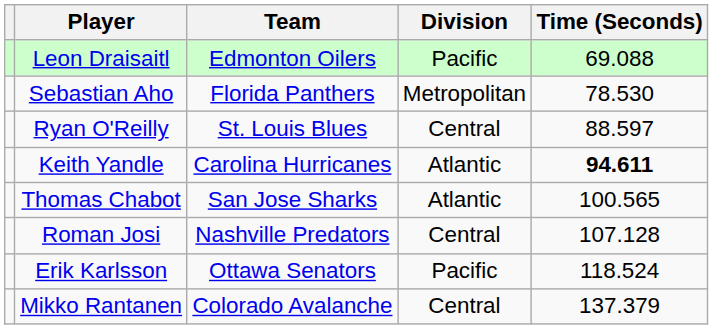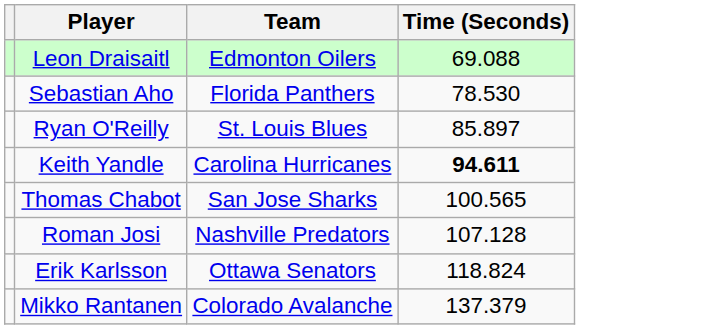- column: (464, 22)
(620, 128) 88.597 -> (486, 128) 85.897
(620, 270) 118.524 -> (486, 270) 118.824
